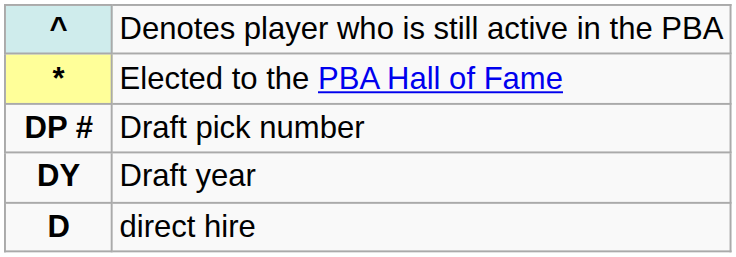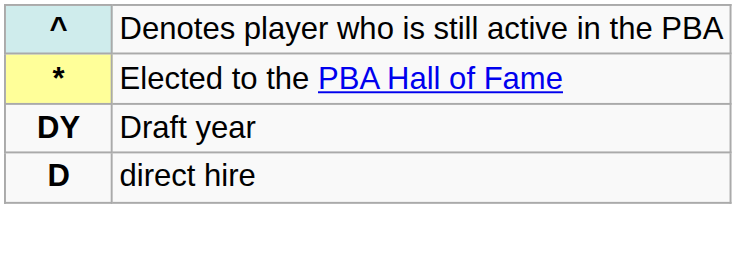- row: (59, 127)
